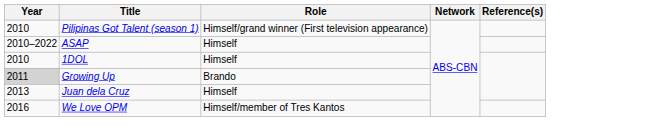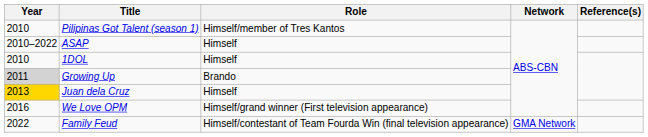(316, 28) Himself/grand winner (First television appearance) -> (274, 28) Himself/member of Tres Kantos
(18, 92) no background -> (18, 92) gold background
(274, 108) Himself/member of Tres Kantos -> (316, 108) Himself/grand winner (First television appearance)
+ row: (89, 124)
